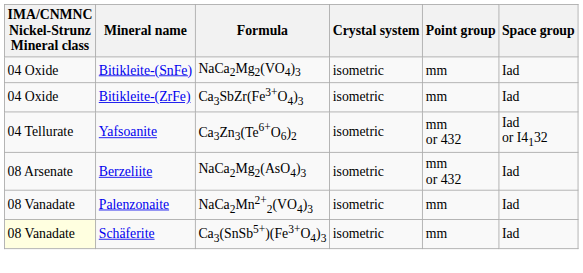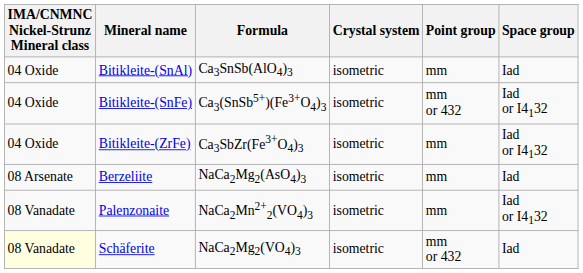+ row: (145, 69)
(250, 69) NaCa2Mg2(VO4)3 -> (262, 103) Ca3(SnSb5+)(Fe3+O4)3
(437, 69) mm -> (444, 103) mm or 432
(511, 69) Iad -> (525, 103) Iad or I4132
(511, 97) Iad -> (525, 144) Iad or I4132
- row: (128, 132)
(444, 171) mm or 432 -> (437, 177) mm
(511, 204) Iad -> (525, 210) Iad or I4132
(262, 233) Ca3(SnSb5+)(Fe3+O4)3 -> (250, 249) NaCa2Mg2(VO4)3
(437, 233) mm -> (444, 249) mm or 432
